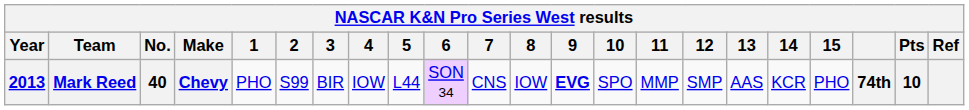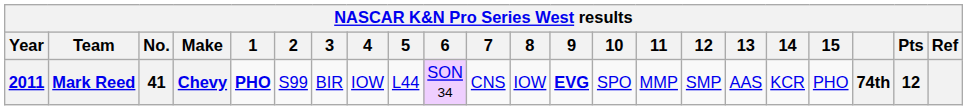(27, 82) 2013 -> (26, 82) 2011
(157, 82) 40 -> (157, 82) 41
(254, 82) normal -> (253, 82) bold
(912, 82) 10 -> (911, 82) 12
